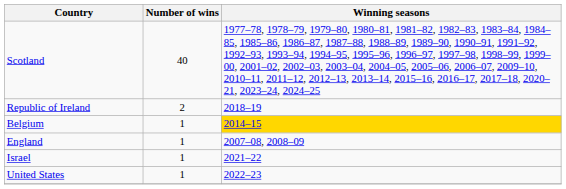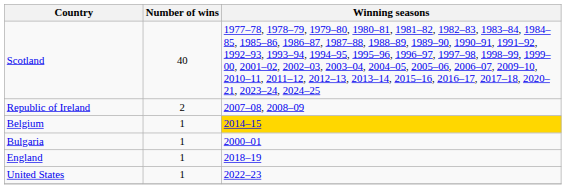(243, 107) 2018–19 -> (264, 107) 2007–08, 2008–09
+ row: (25, 141)
(264, 141) 2007–08, 2008–09 -> (243, 158) 2018–19
- row: (19, 158)
